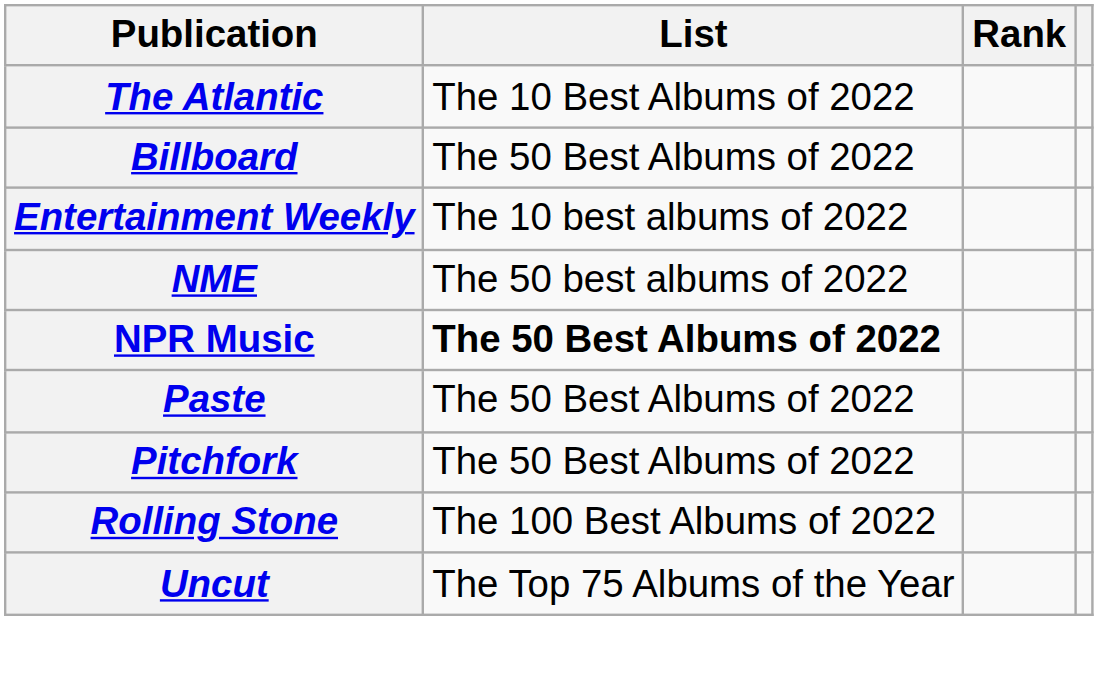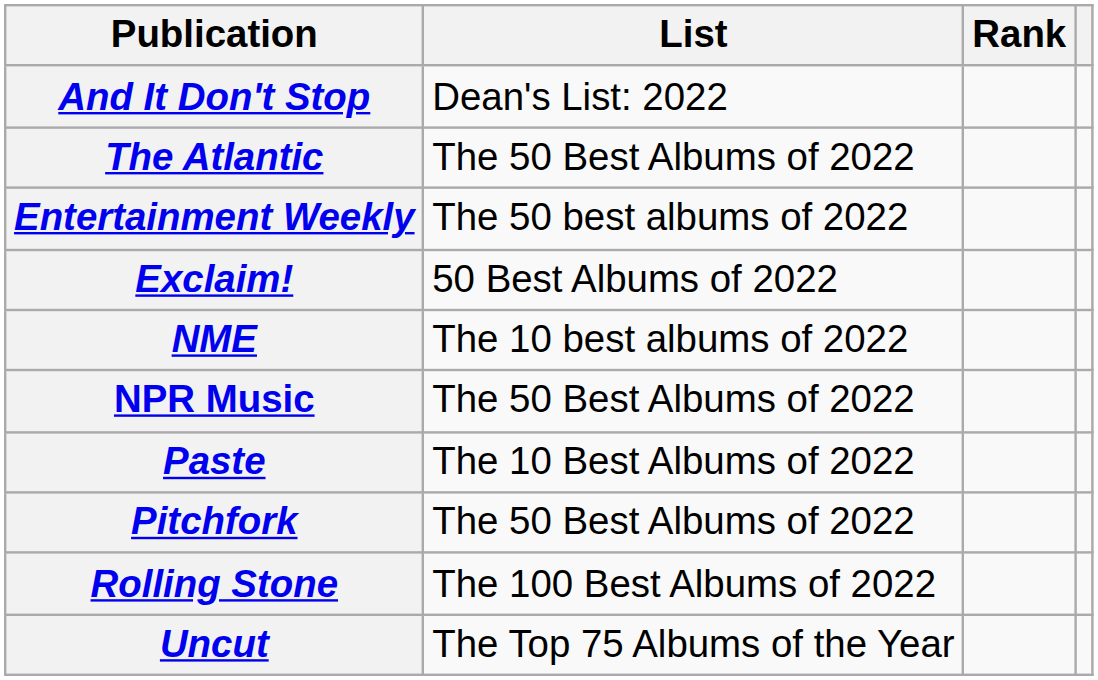+ row: (214, 95)
(673, 95) The 10 Best Albums of 2022 -> (673, 156) The 50 Best Albums of 2022
- row: (214, 156)
(670, 217) The 10 best albums of 2022 -> (670, 217) The 50 best albums of 2022
+ row: (214, 278)
(670, 278) The 50 best albums of 2022 -> (670, 339) The 10 best albums of 2022
(687, 339) bold -> (673, 400) normal
(673, 400) The 50 Best Albums of 2022 -> (673, 461) The 10 Best Albums of 2022
